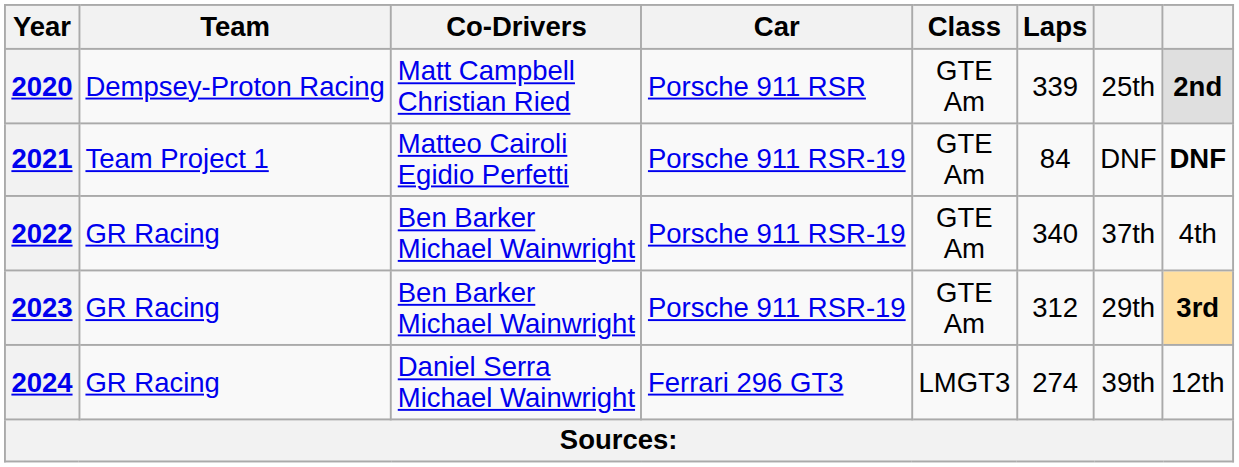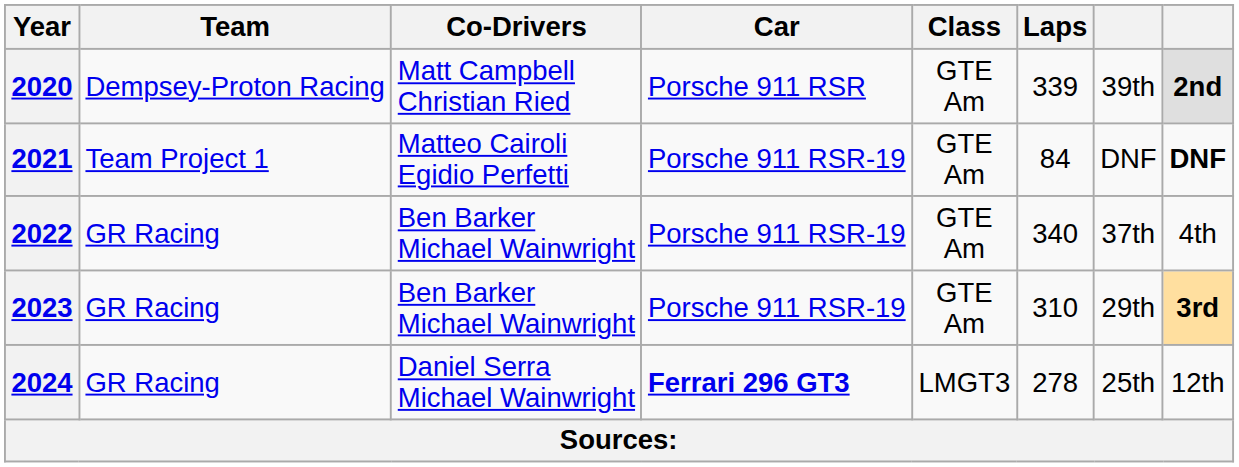(1128, 86) 25th -> (1128, 86) 39th
(1055, 308) 312 -> (1055, 308) 310
(746, 382) normal -> (749, 382) bold
(1055, 382) 274 -> (1055, 382) 278
(1128, 382) 39th -> (1128, 382) 25th
